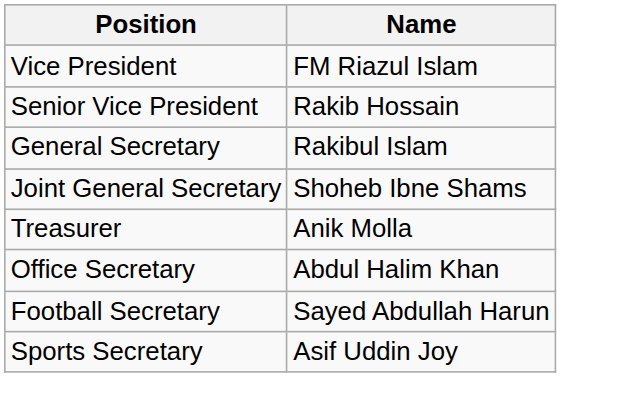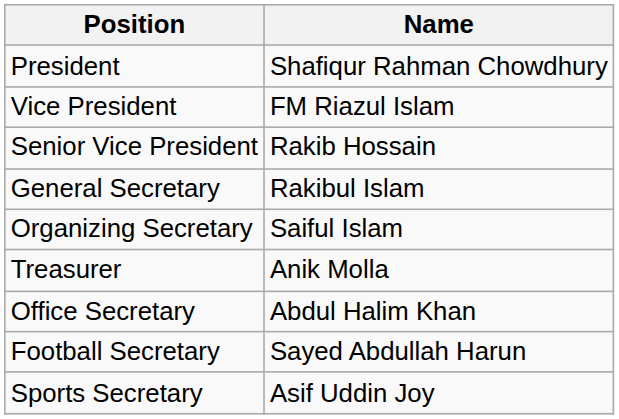+ row: (65, 65)
- row: (146, 188)
+ row: (132, 229)
